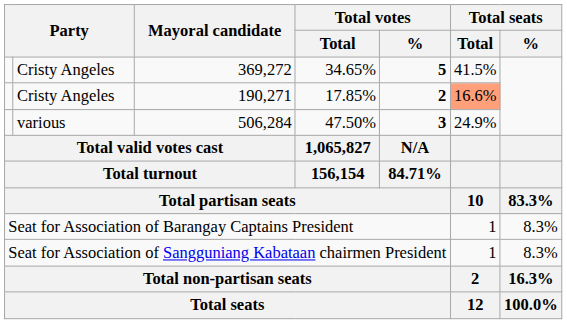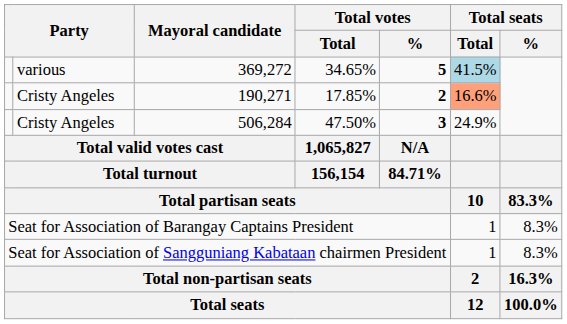(66, 69) Cristy Angeles -> (41, 69) various
(475, 69) no background -> (475, 69) lightblue background
(41, 122) various -> (66, 122) Cristy Angeles
